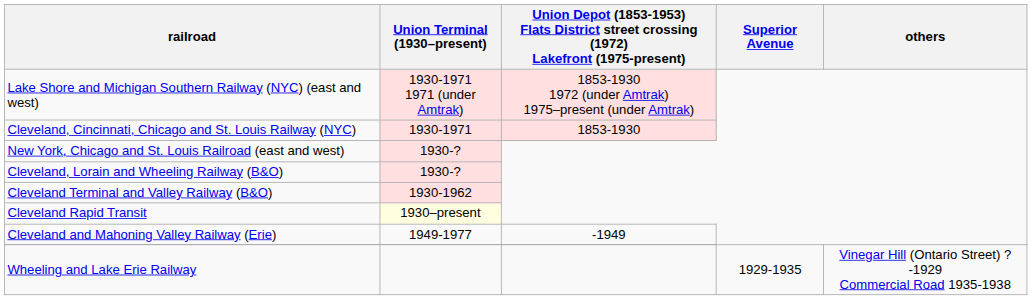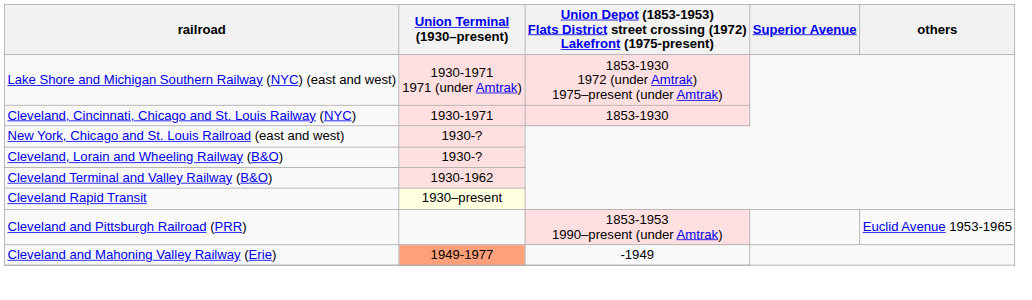+ row: (127, 226)
(440, 234) no background -> (462, 255) lightsalmon background
- row: (102, 269)
